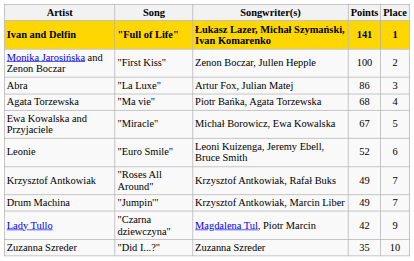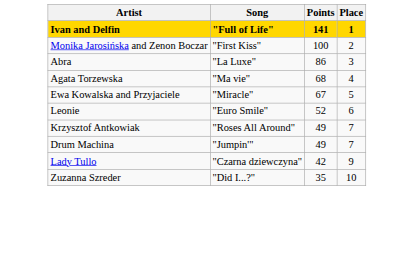- column: (270, 12)
